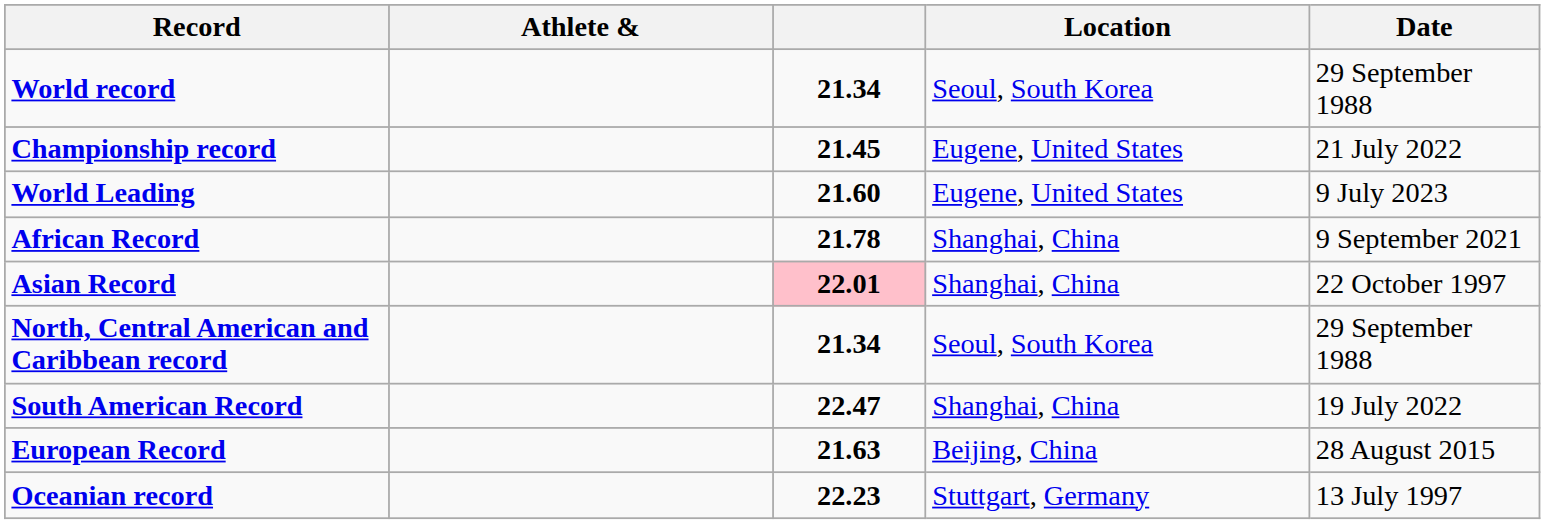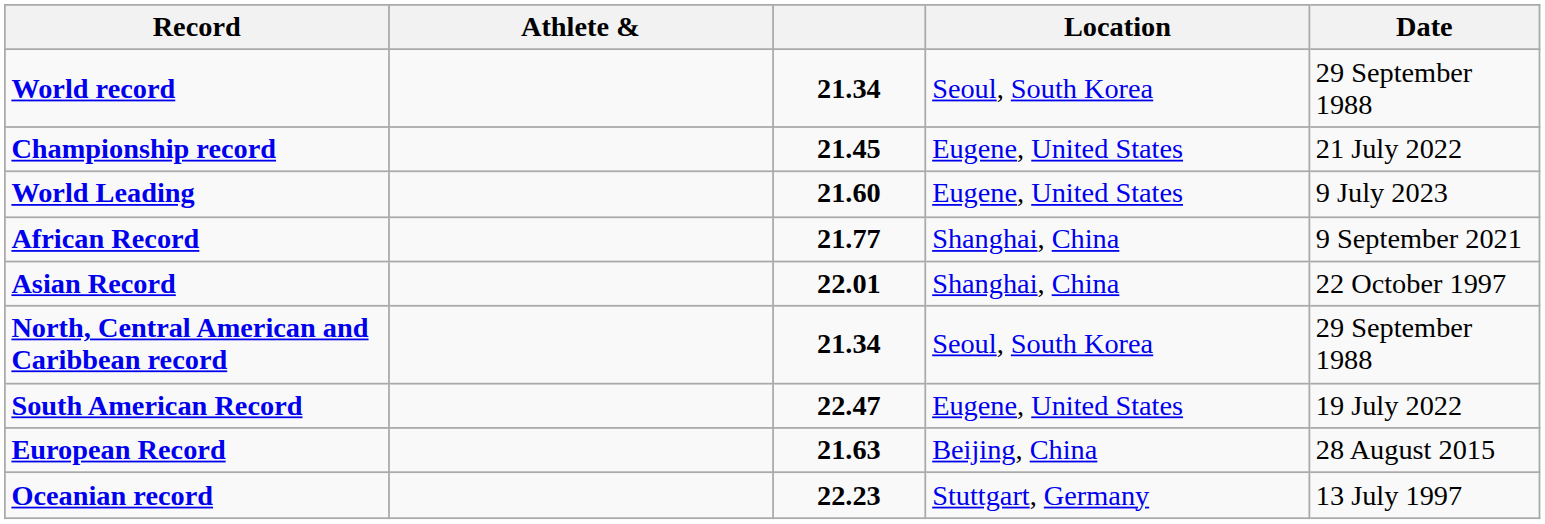(849, 238) 21.78 -> (849, 238) 21.77
(849, 283) pink background -> (849, 283) no background
(1026, 405) Shanghai, China -> (1058, 405) Eugene, United States
